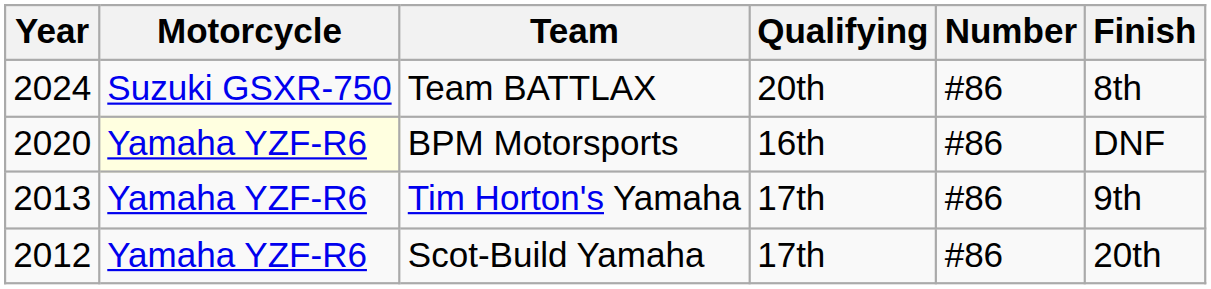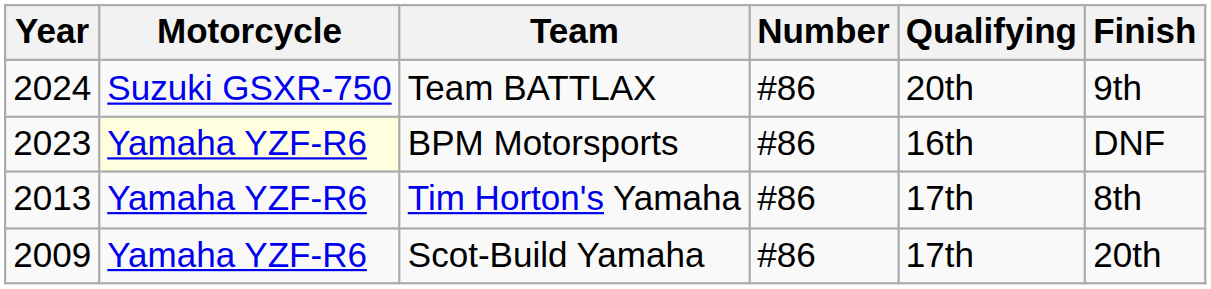columns swapped: (1011, 32) <-> (843, 32)
(1118, 87) 8th -> (1118, 87) 9th
(52, 143) 2020 -> (52, 143) 2023
(1118, 198) 9th -> (1118, 198) 8th
(52, 254) 2012 -> (52, 254) 2009
